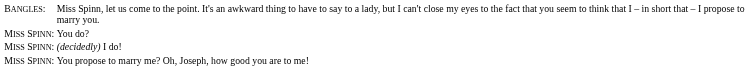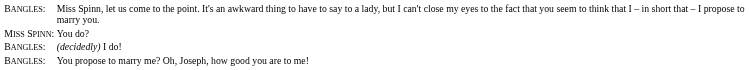(29, 47) MISS SPINN: -> (25, 47) BANGLES:
(29, 60) MISS SPINN: -> (25, 60) BANGLES:
